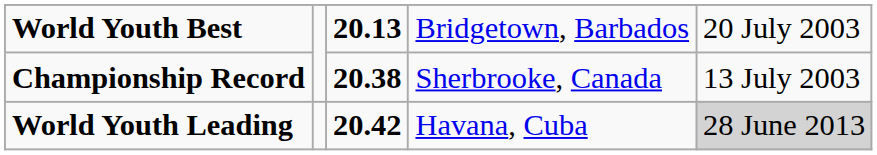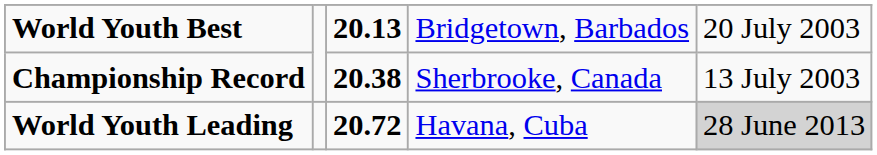(367, 125) 20.42 -> (367, 125) 20.72
